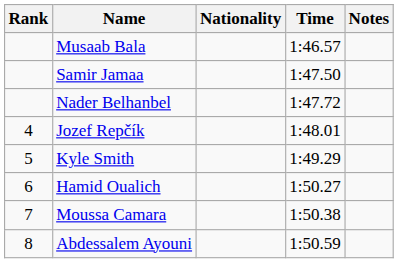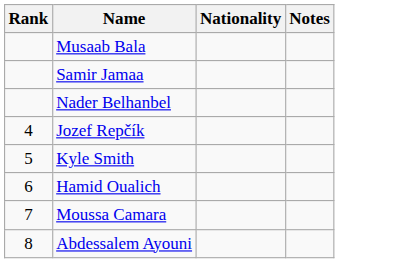- column: (315, 18)
